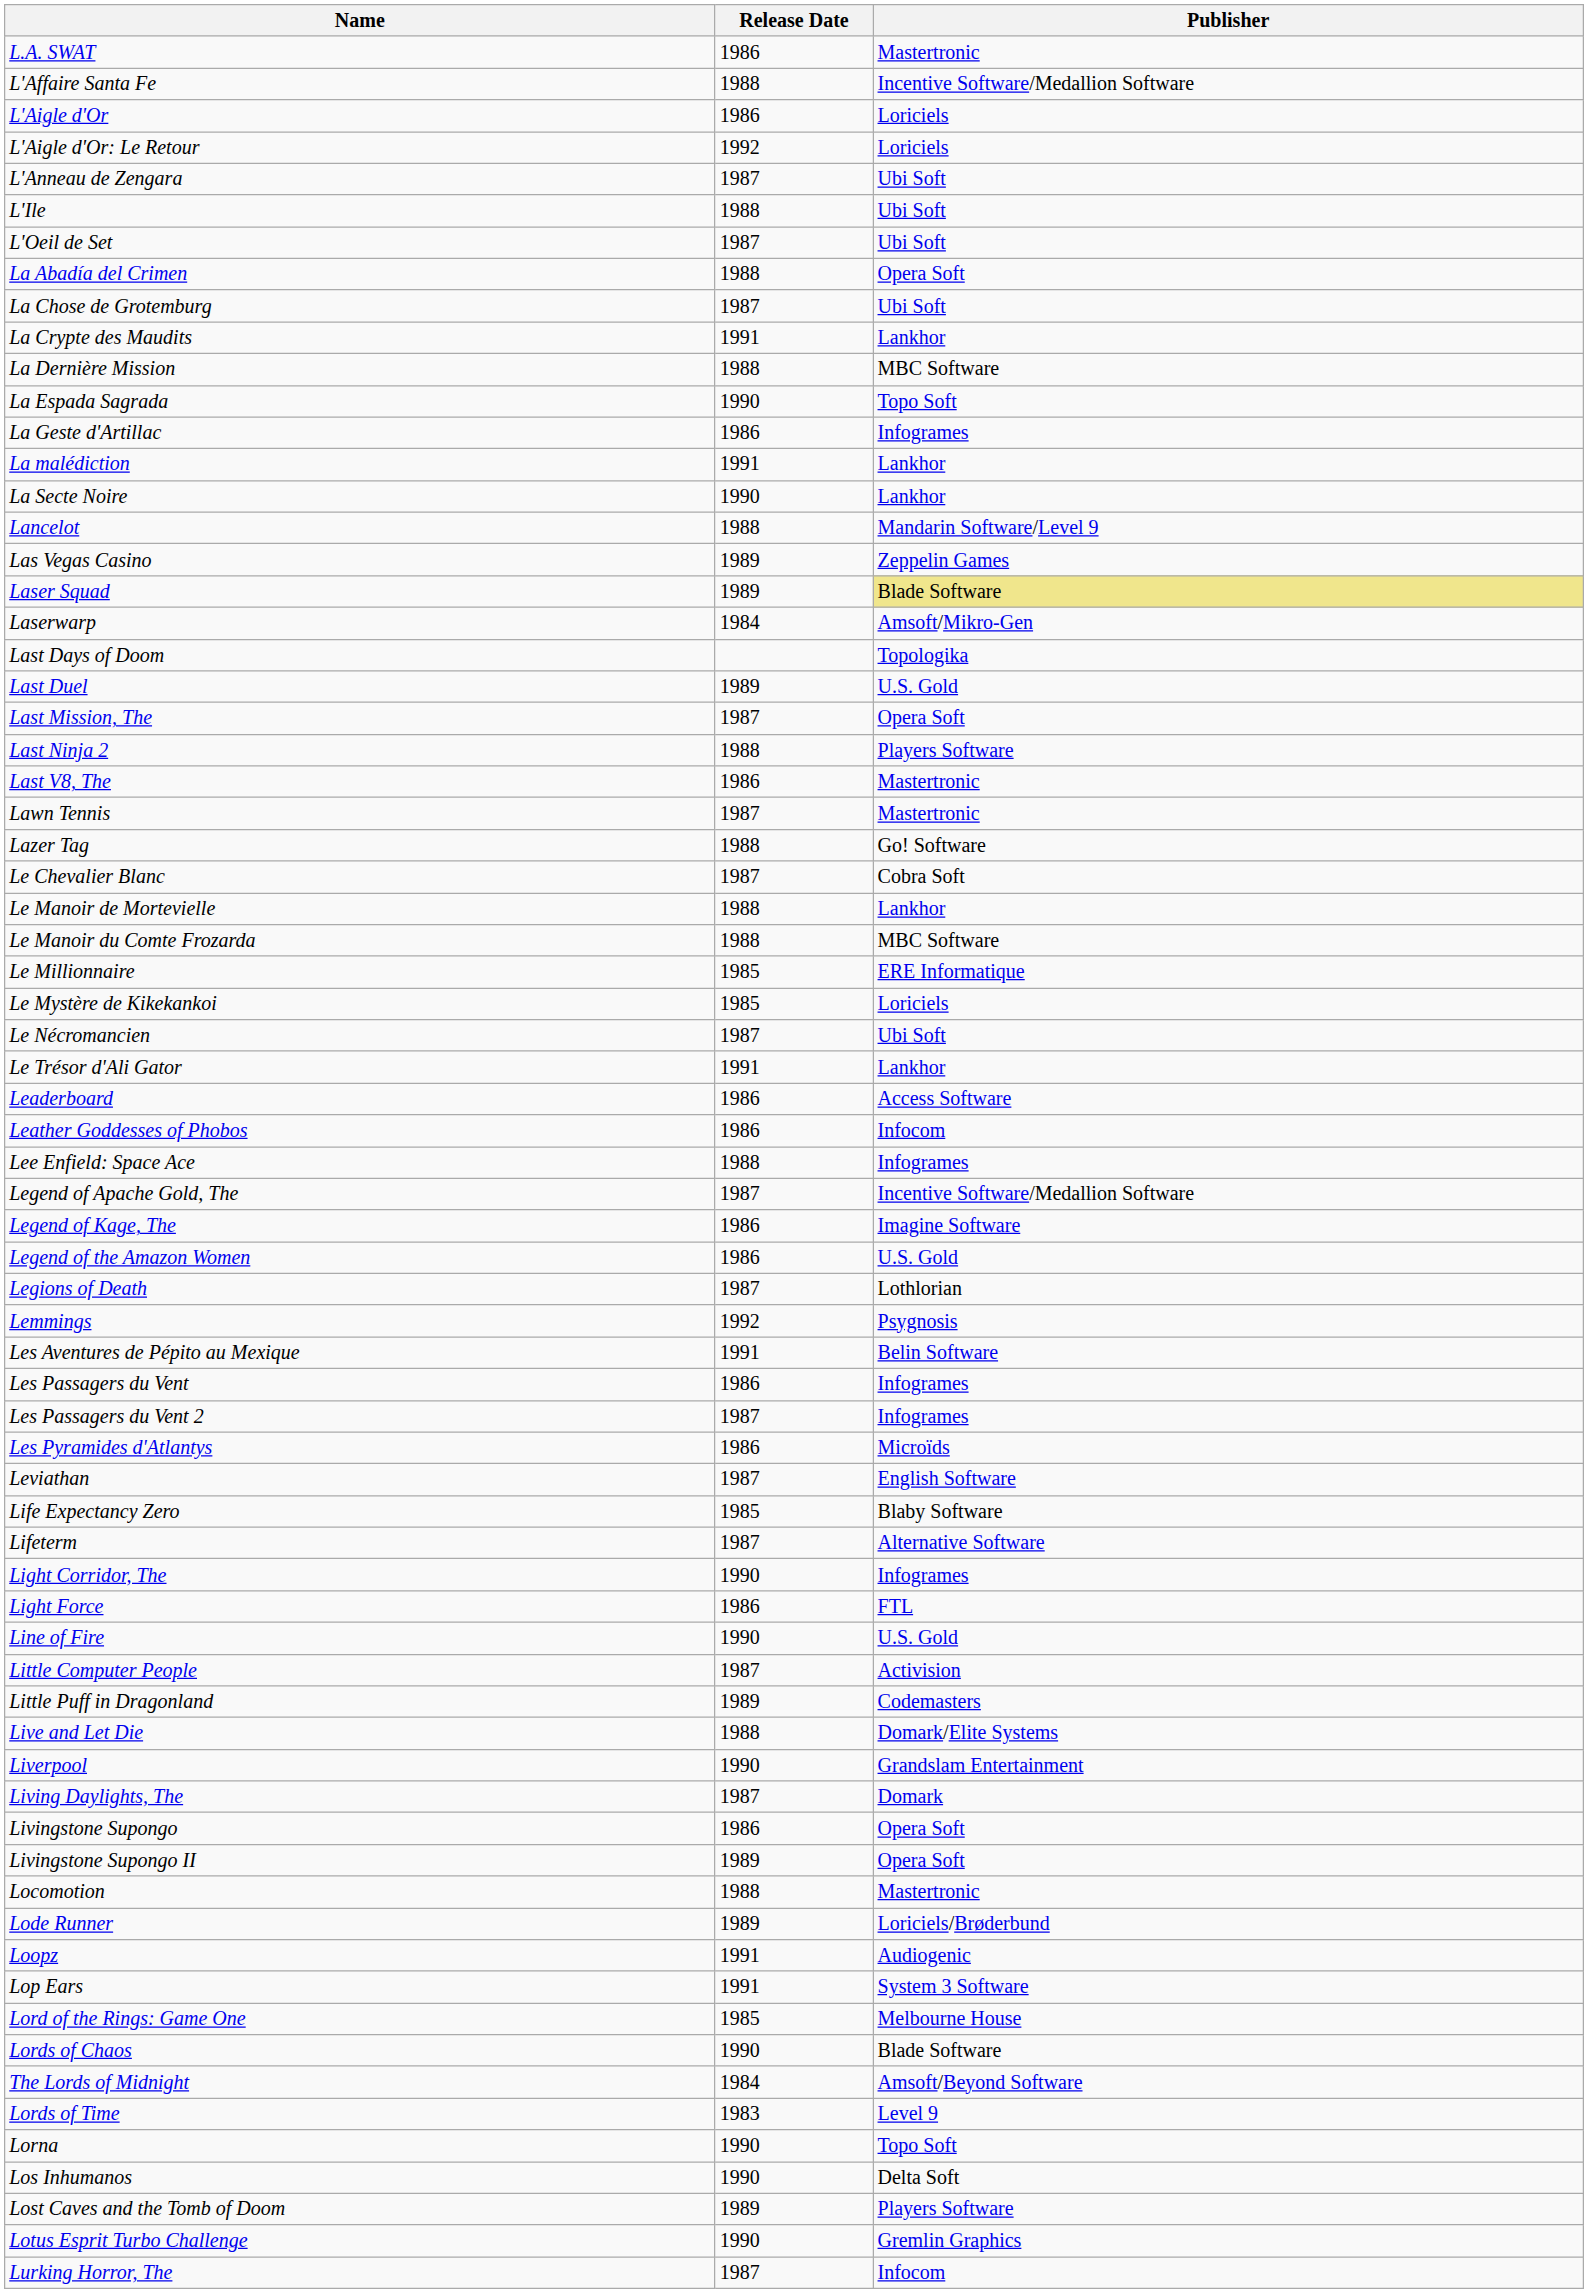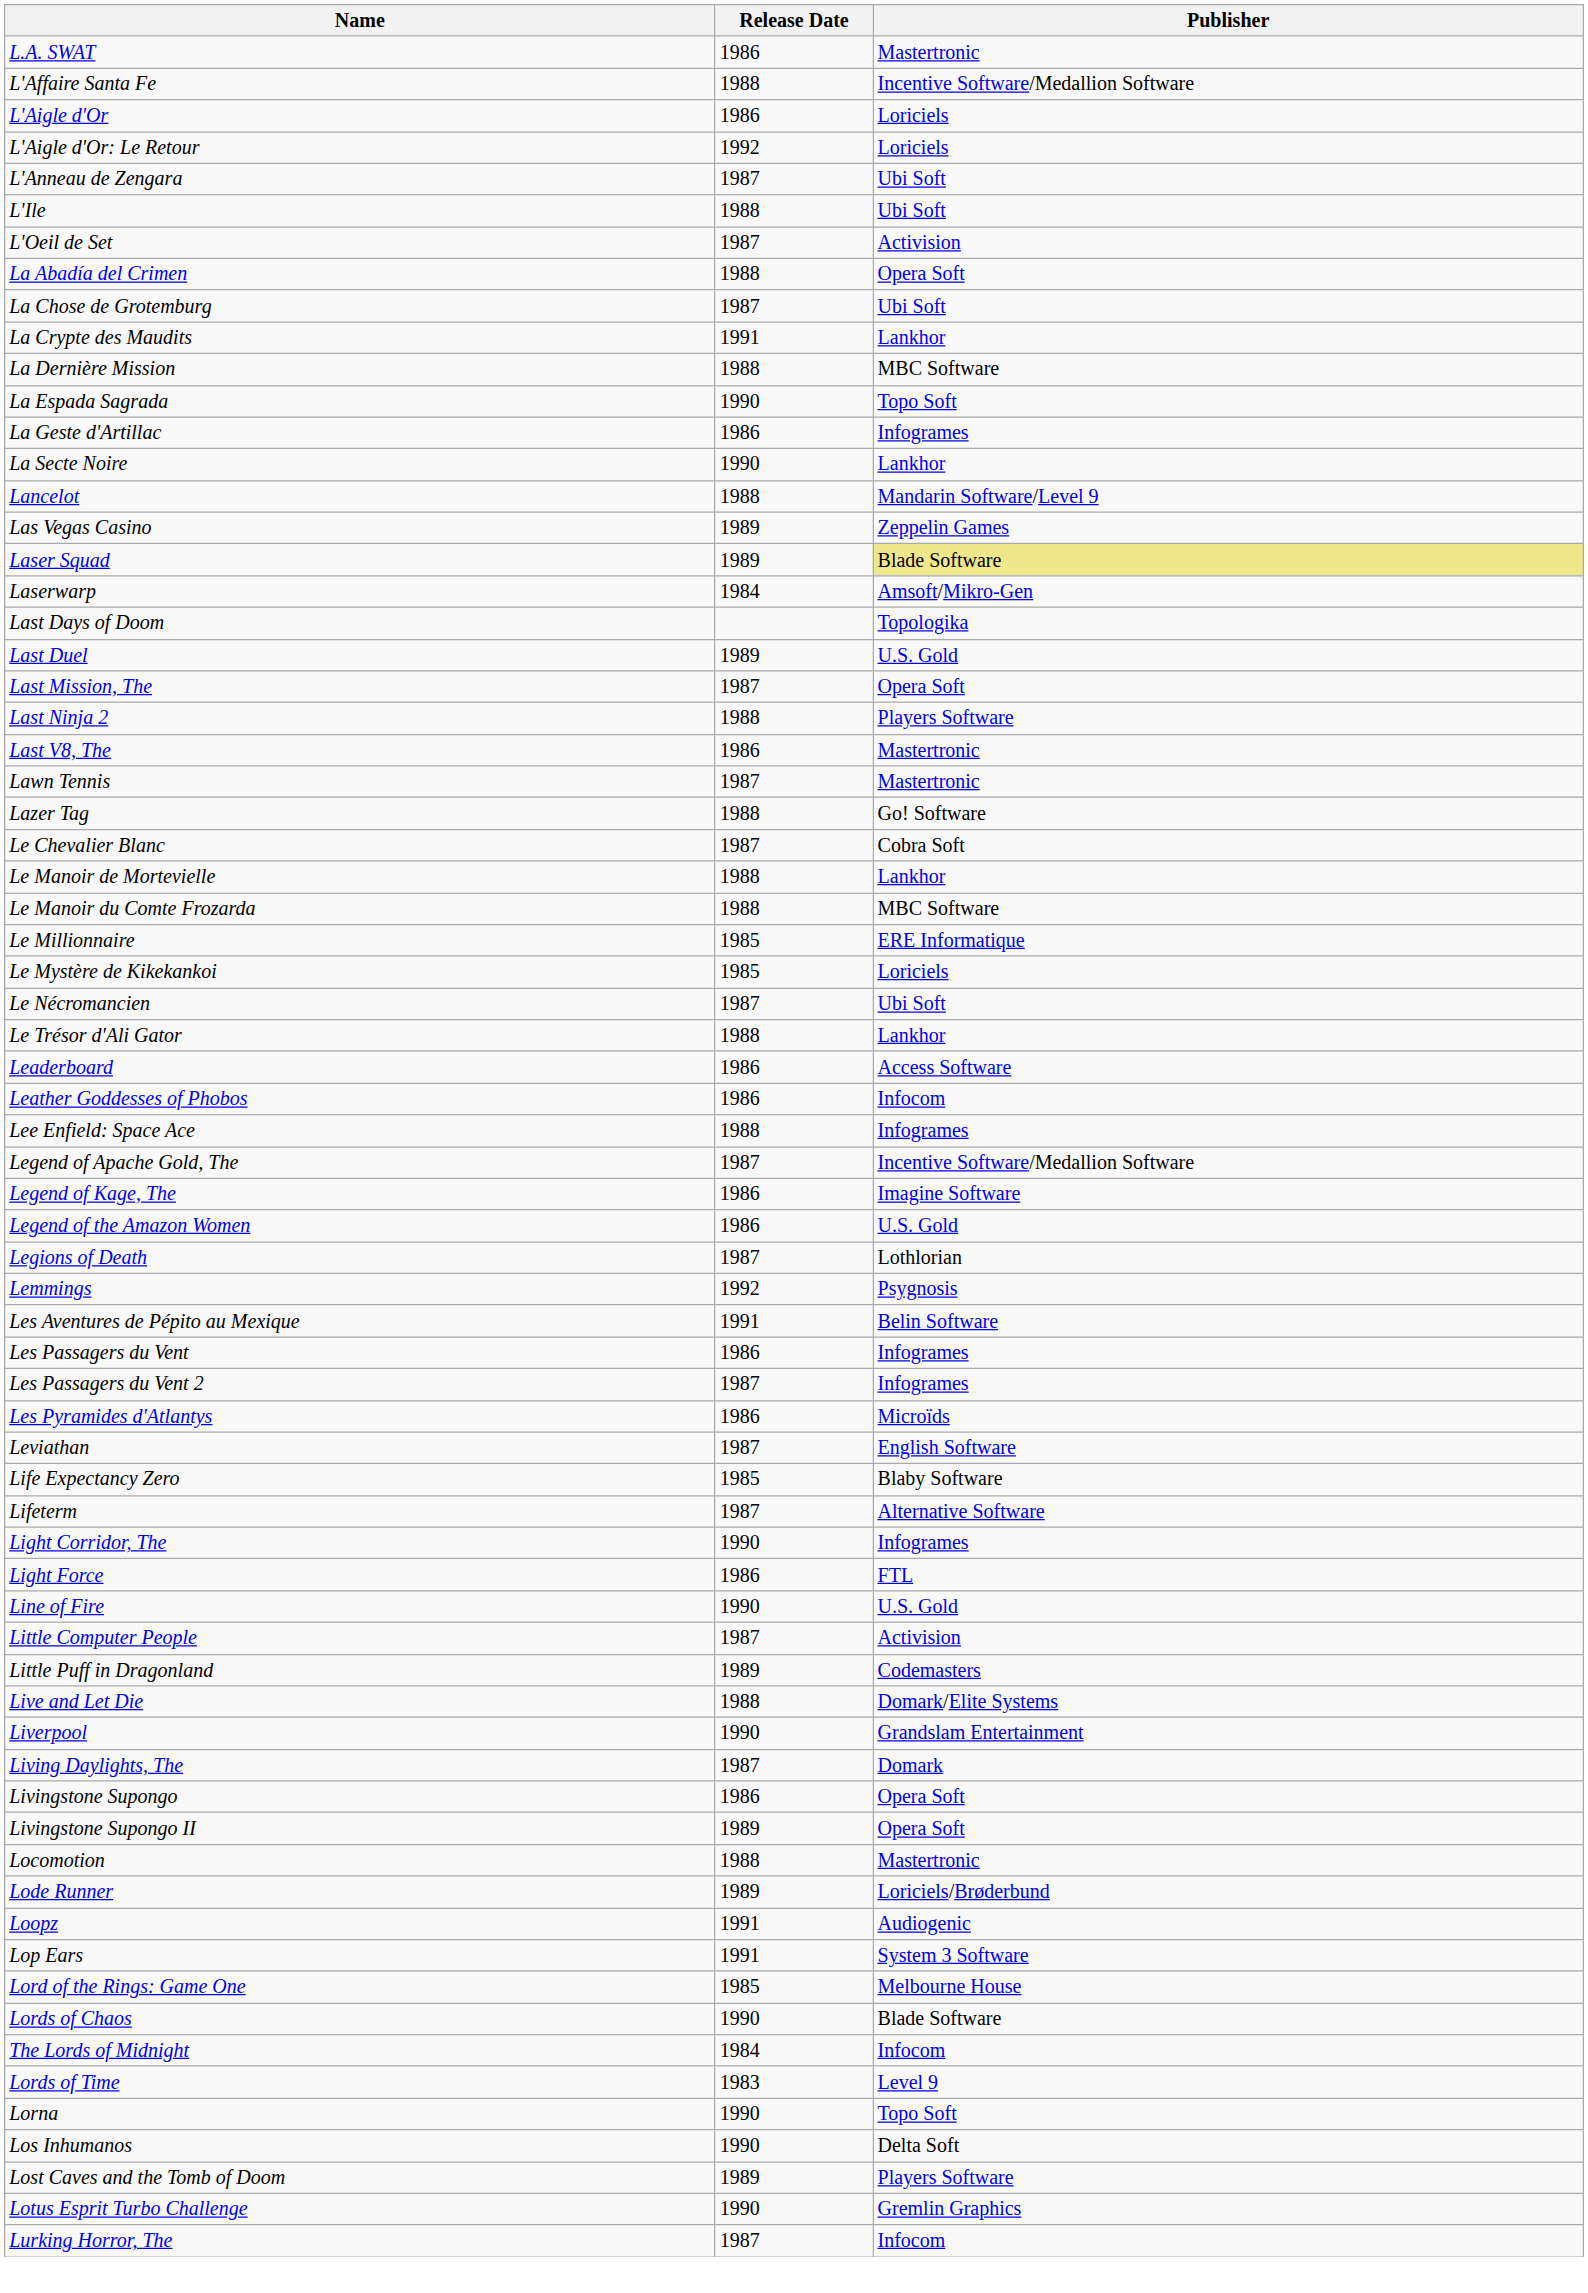(912, 242) Ubi Soft -> (919, 242) Activision
- row: (70, 464)
(740, 1067) 1991 -> (740, 1035) 1988
(980, 2082) Amsoft/Beyond Software -> (911, 2050) Infocom
